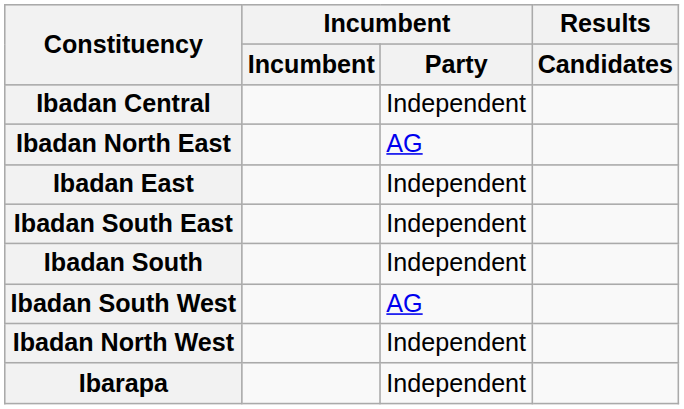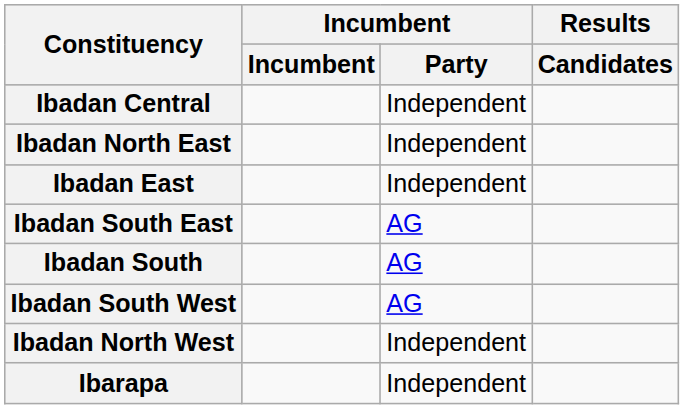(405, 143) AG -> (456, 143) Independent
(456, 223) Independent -> (405, 223) AG
(456, 263) Independent -> (405, 263) AG
